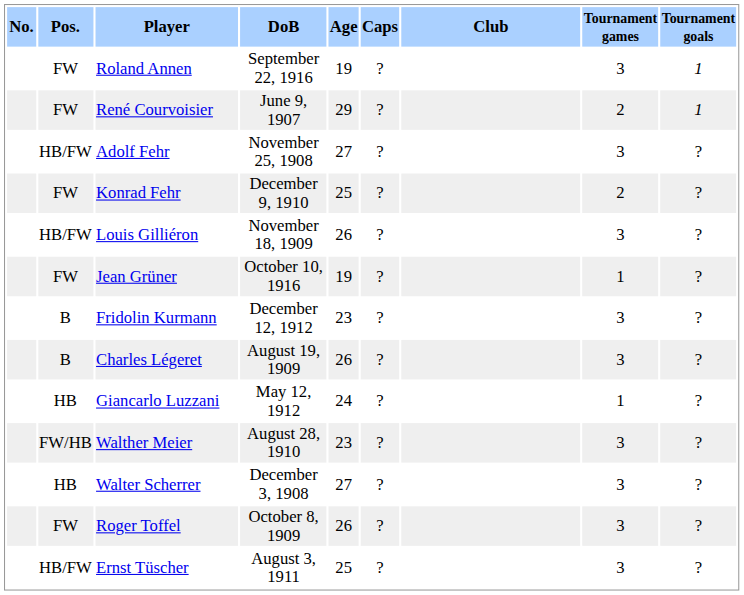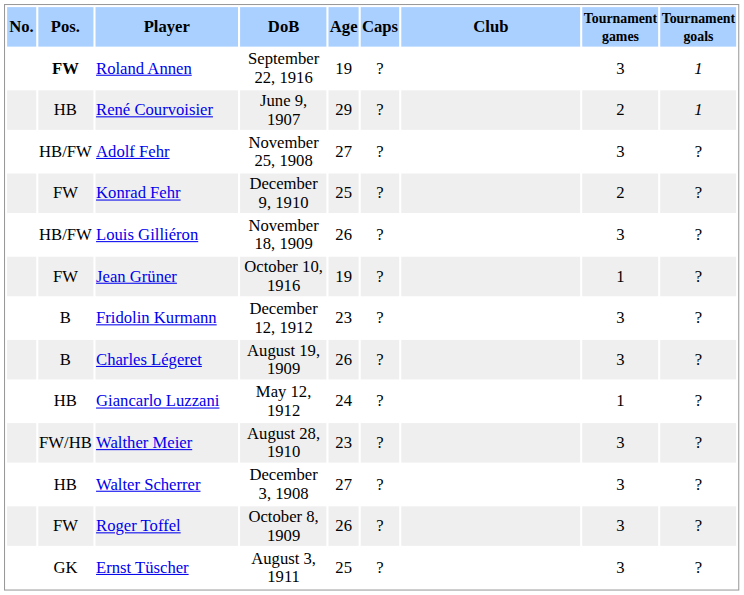(65, 68) normal -> (65, 68) bold
(65, 110) FW -> (65, 110) HB
(65, 567) HB/FW -> (65, 567) GK
